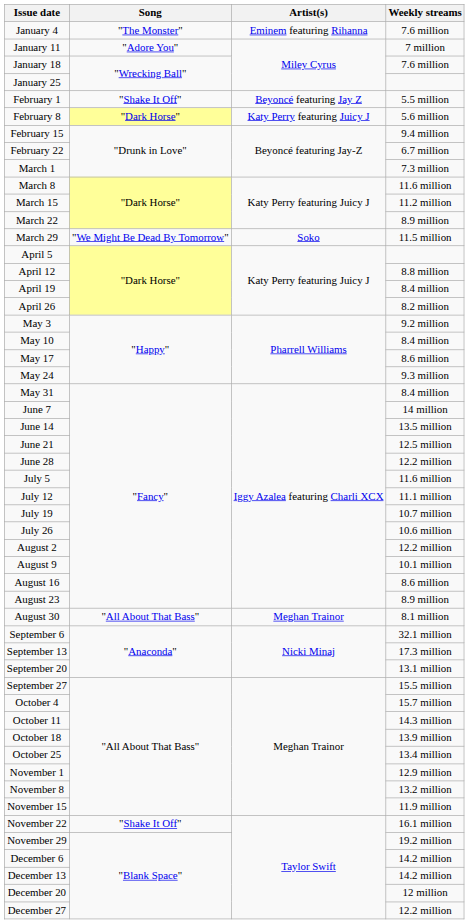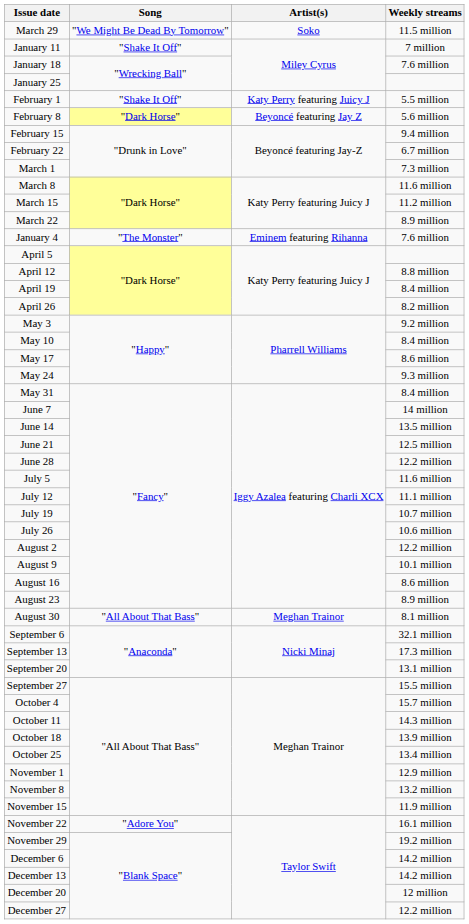rows swapped: (37, 30) <-> (37, 237)
(150, 47) "Adore You" -> (150, 47) "Shake It Off"
(309, 99) Beyoncé featuring Jay Z -> (309, 99) Katy Perry featuring Juicy J
(309, 116) Katy Perry featuring Juicy J -> (309, 116) Beyoncé featuring Jay Z
(150, 824) "Shake It Off" -> (150, 824) "Adore You"
